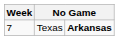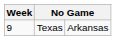(9, 28) 7 -> (9, 28) 9
(89, 28) bold -> (88, 28) normal
